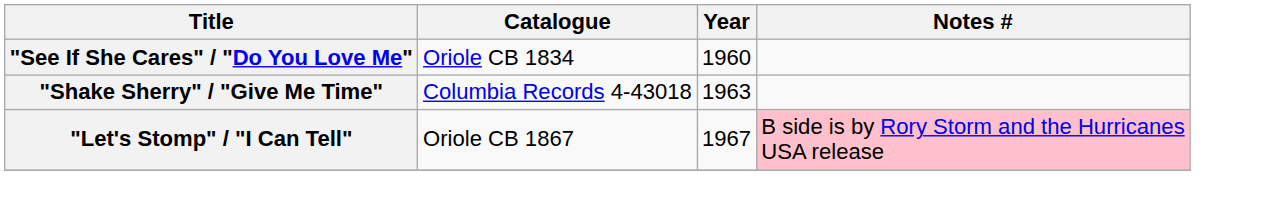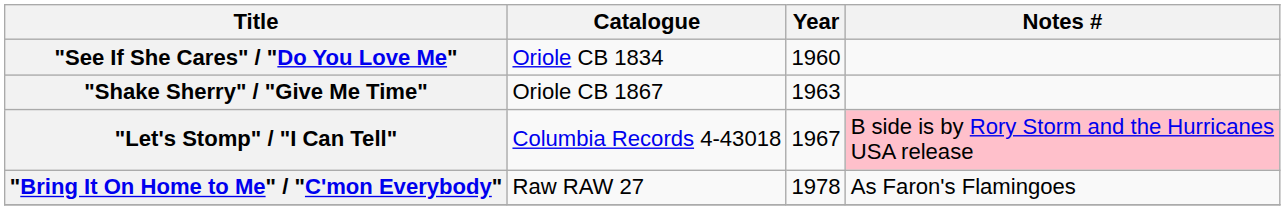(557, 92) Columbia Records 4-43018 -> (588, 92) Oriole CB 1867
(499, 139) Oriole CB 1867 -> (647, 139) Columbia Records 4-43018
+ row: (256, 186)
